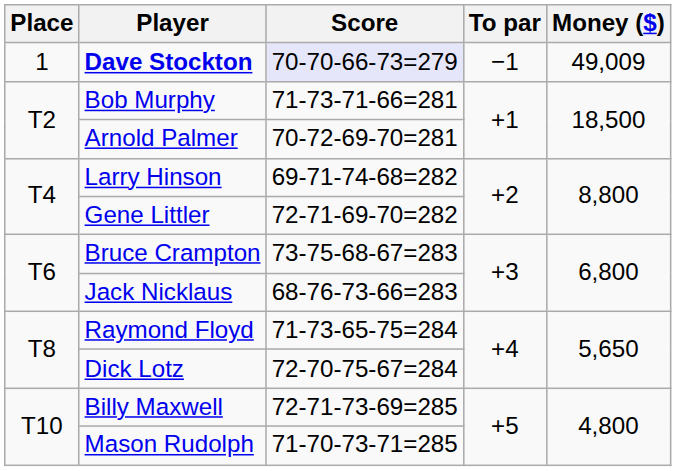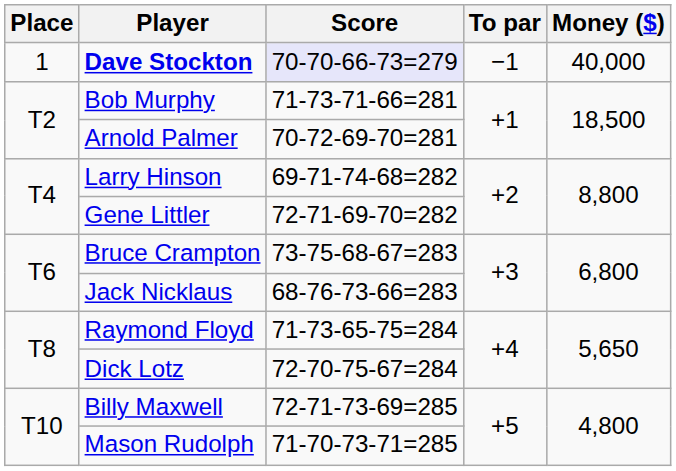(608, 61) 49,009 -> (608, 61) 40,000
